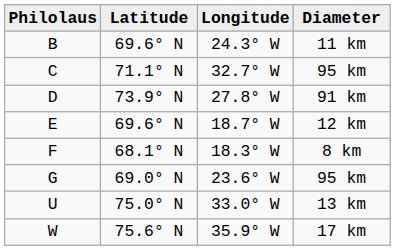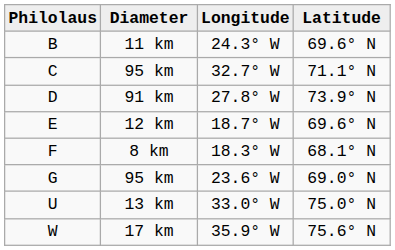columns swapped: (149, 18) <-> (342, 18)
